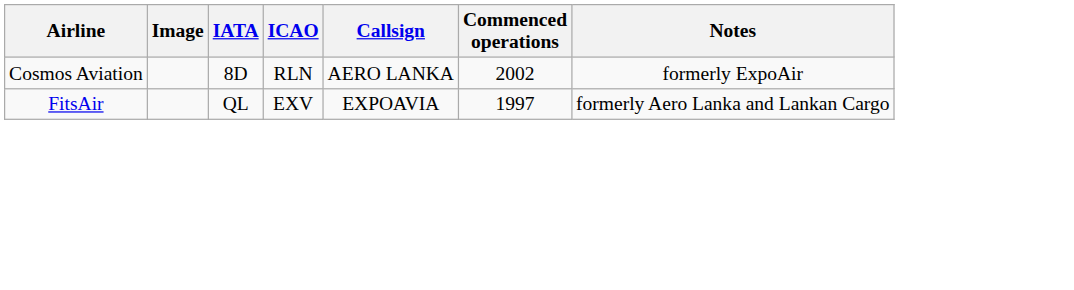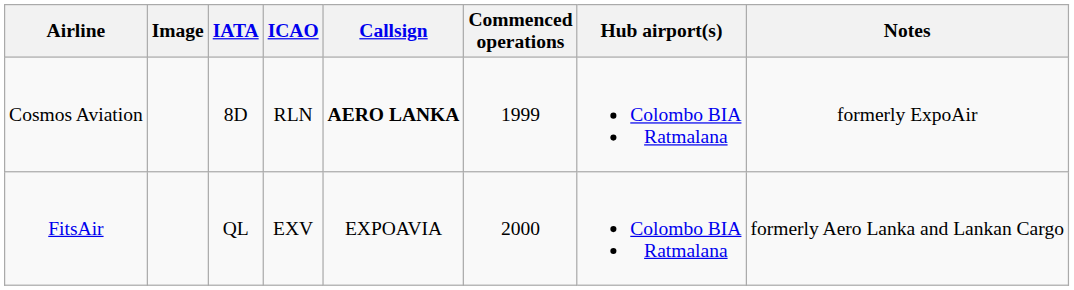+ column: (661, 30)
(391, 72) normal -> (394, 114) bold
(515, 72) 2002 -> (520, 114) 1999
(515, 103) 1997 -> (520, 228) 2000
